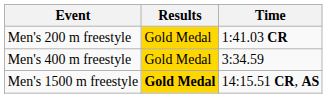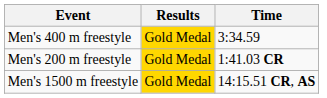rows swapped: (69, 37) <-> (69, 59)
(180, 81) bold -> (178, 81) normal
